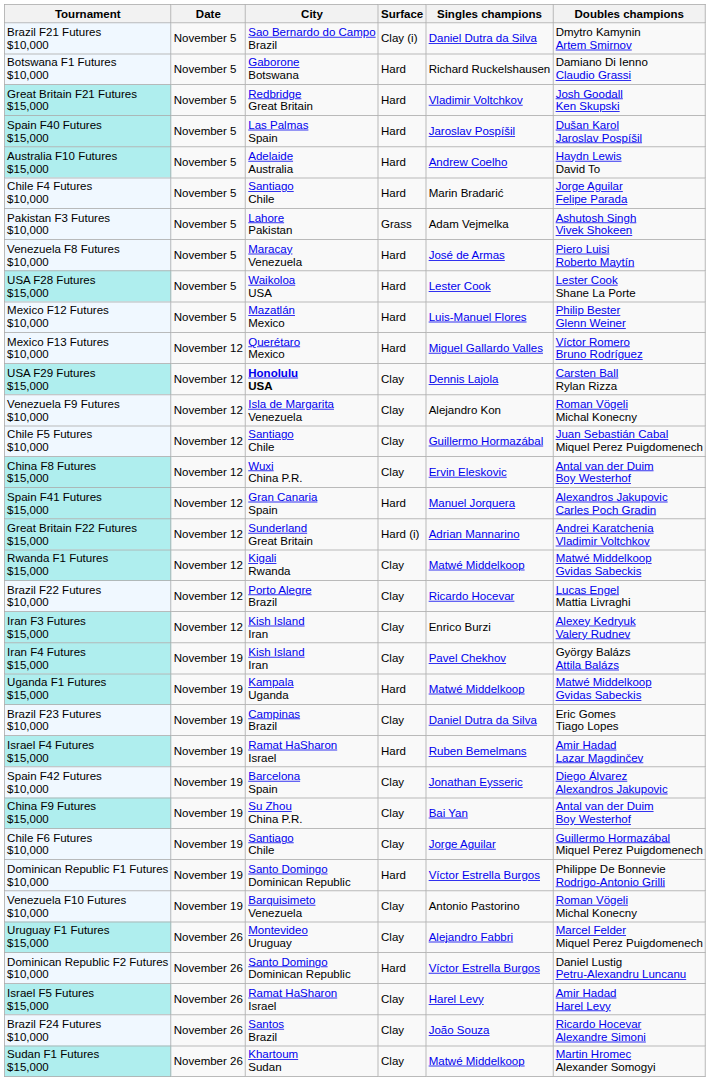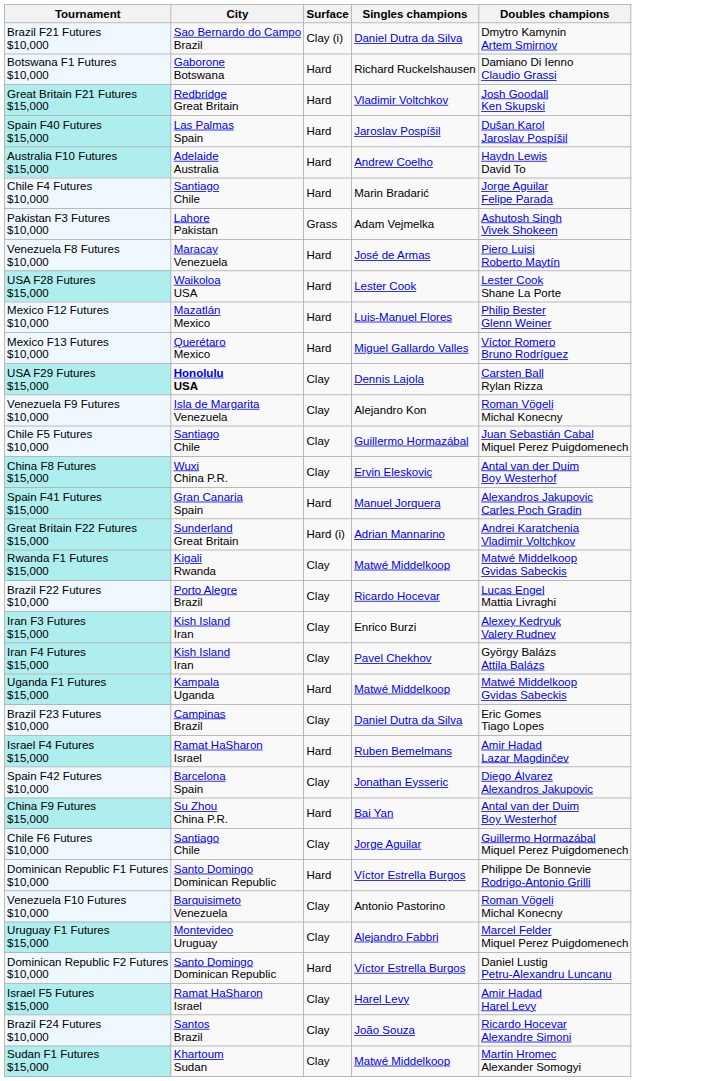- column: (208, 14)
(393, 813) Clay -> (319, 813) Hard
